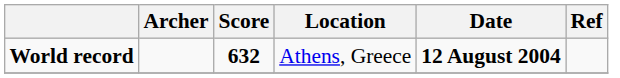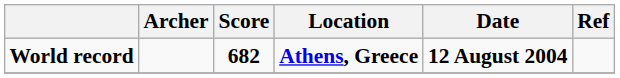(244, 55) 632 -> (244, 55) 682
(345, 55) normal -> (349, 55) bold
